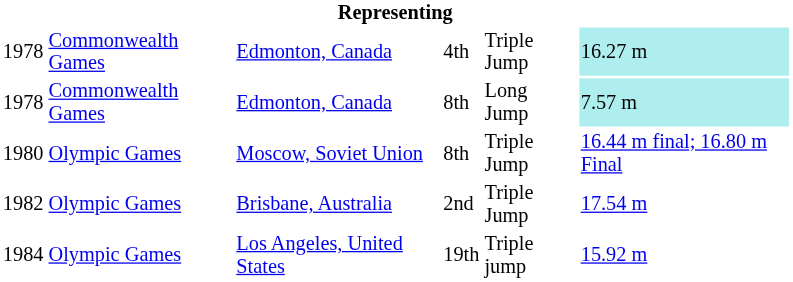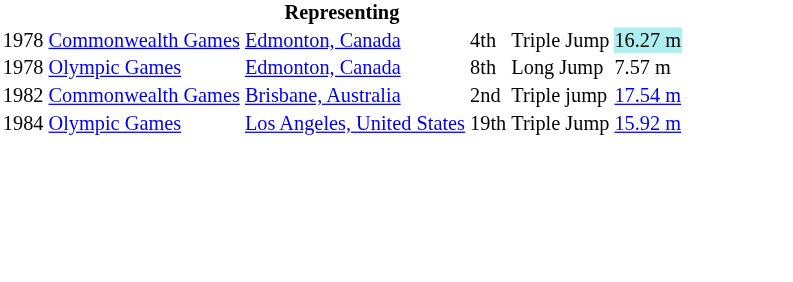(113, 102) Commonwealth Games -> (115, 67) Olympic Games
(609, 102) paleturquoise background -> (643, 67) no background
- row: (23, 153)
(115, 203) Olympic Games -> (144, 95) Commonwealth Games
(509, 203) Triple Jump -> (559, 95) Triple jump
(509, 254) Triple jump -> (560, 123) Triple Jump
